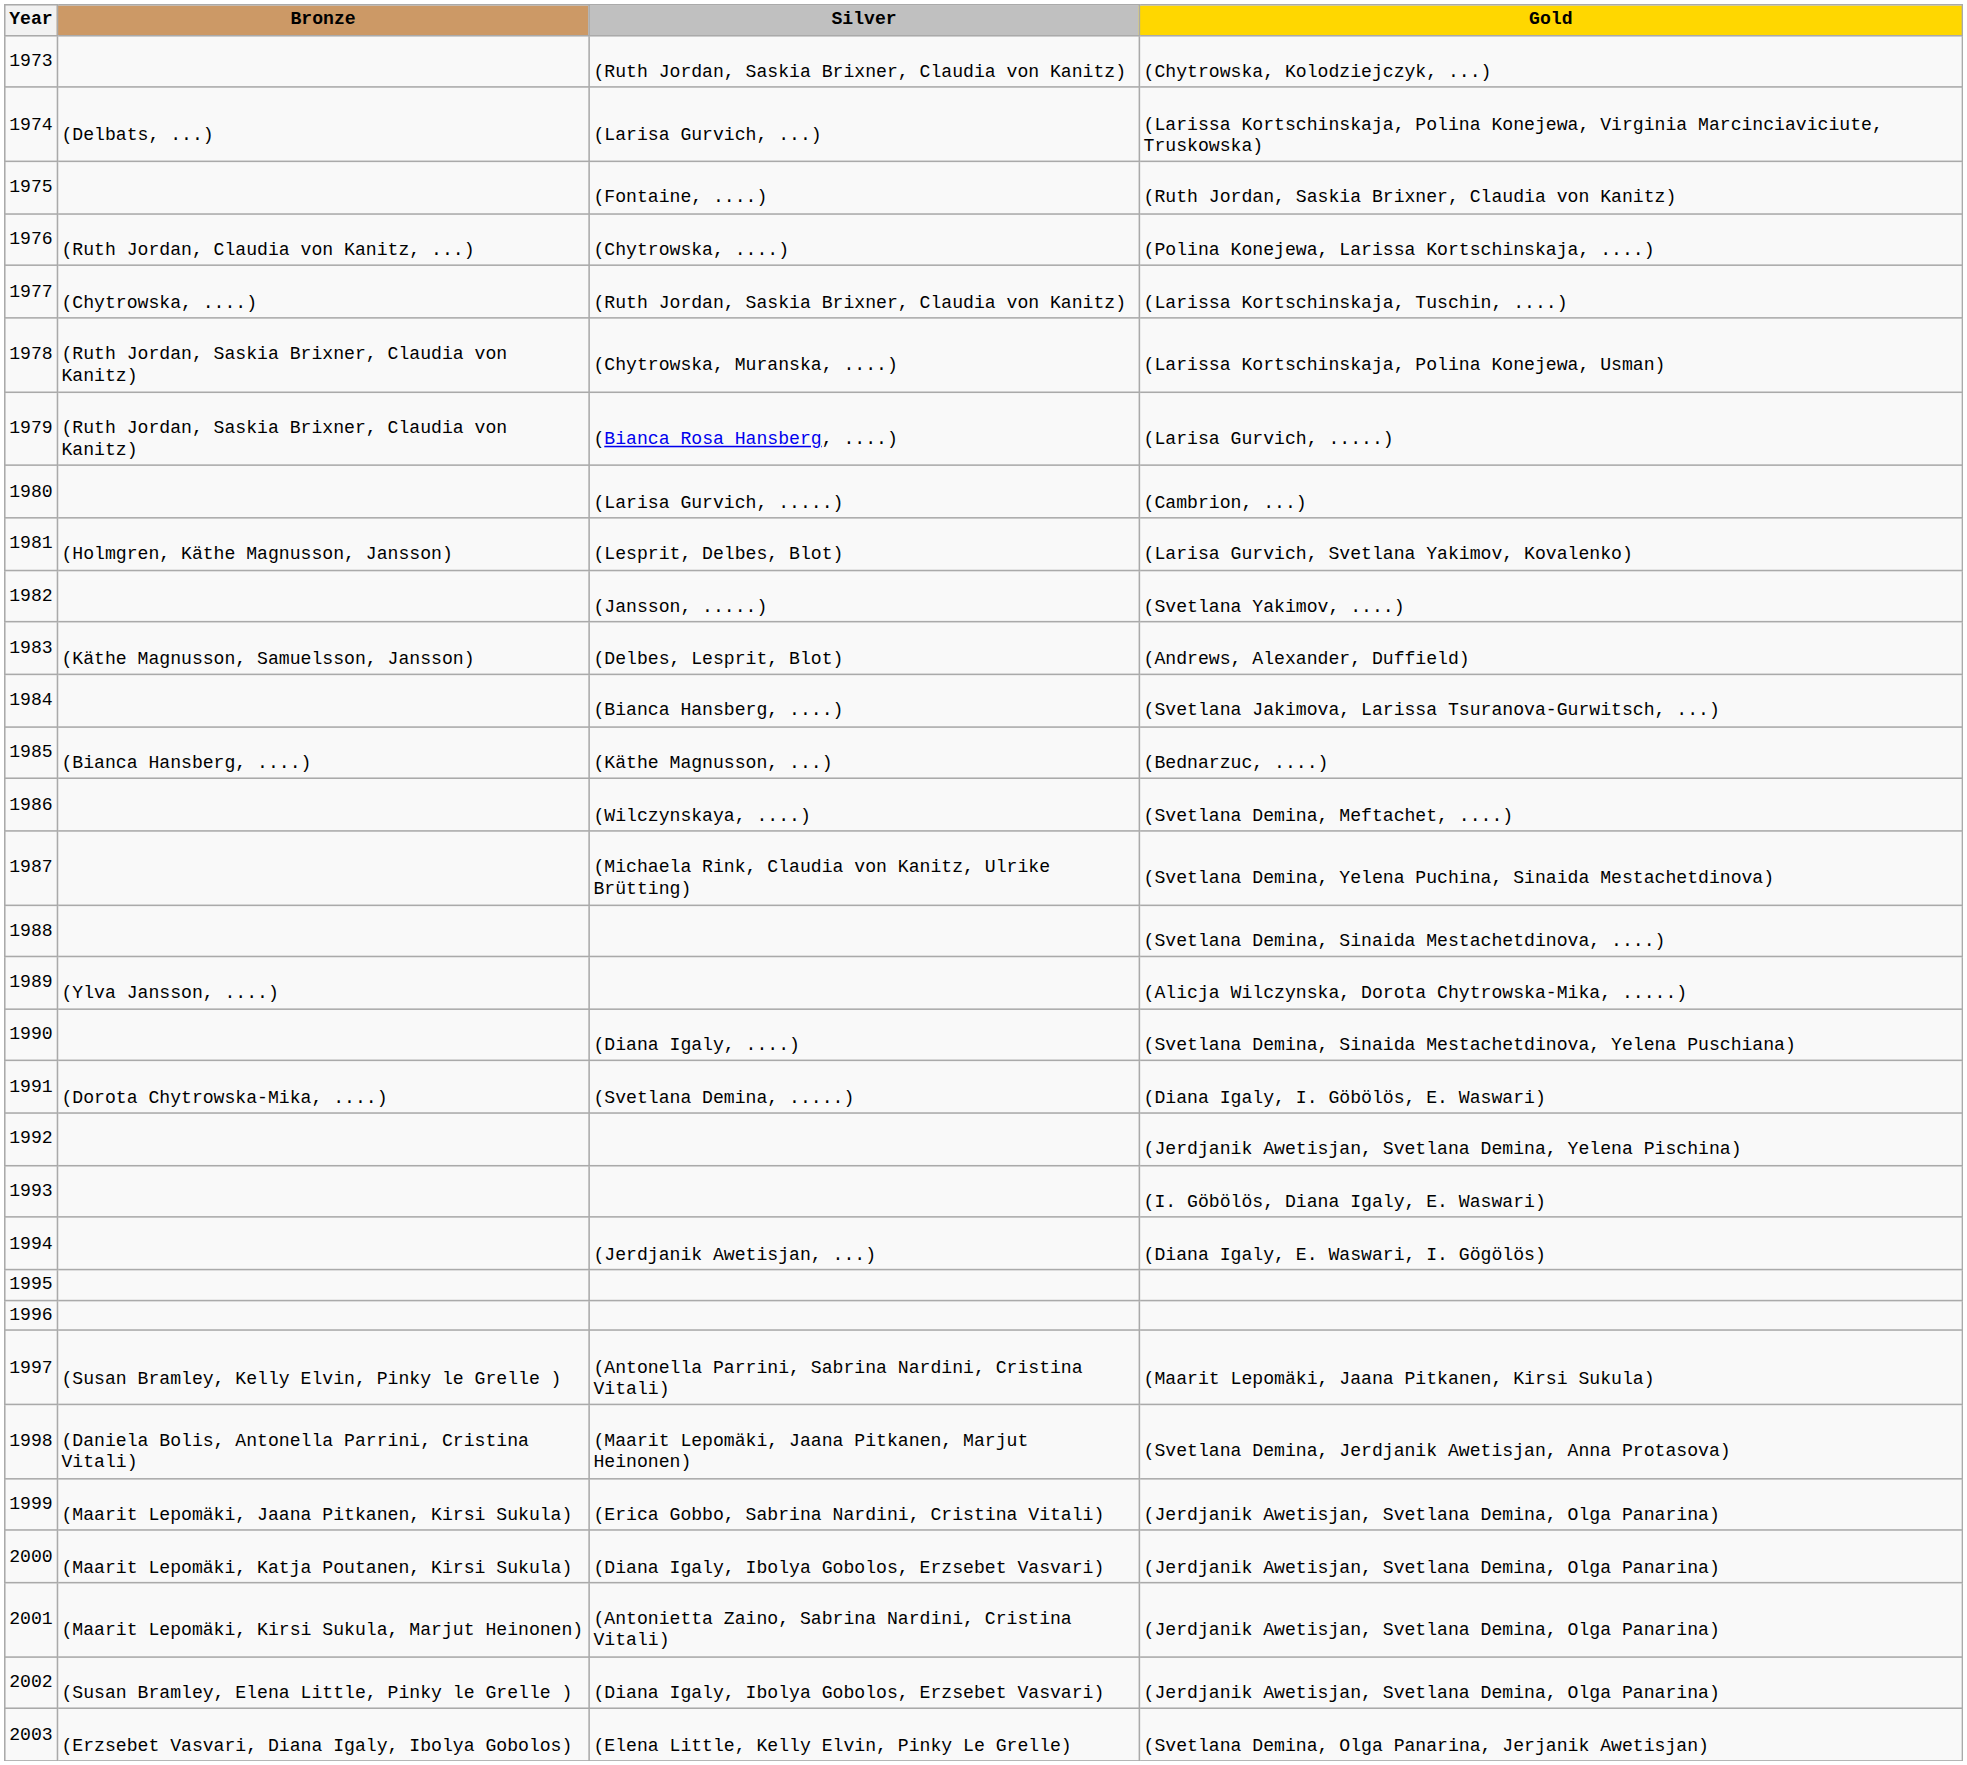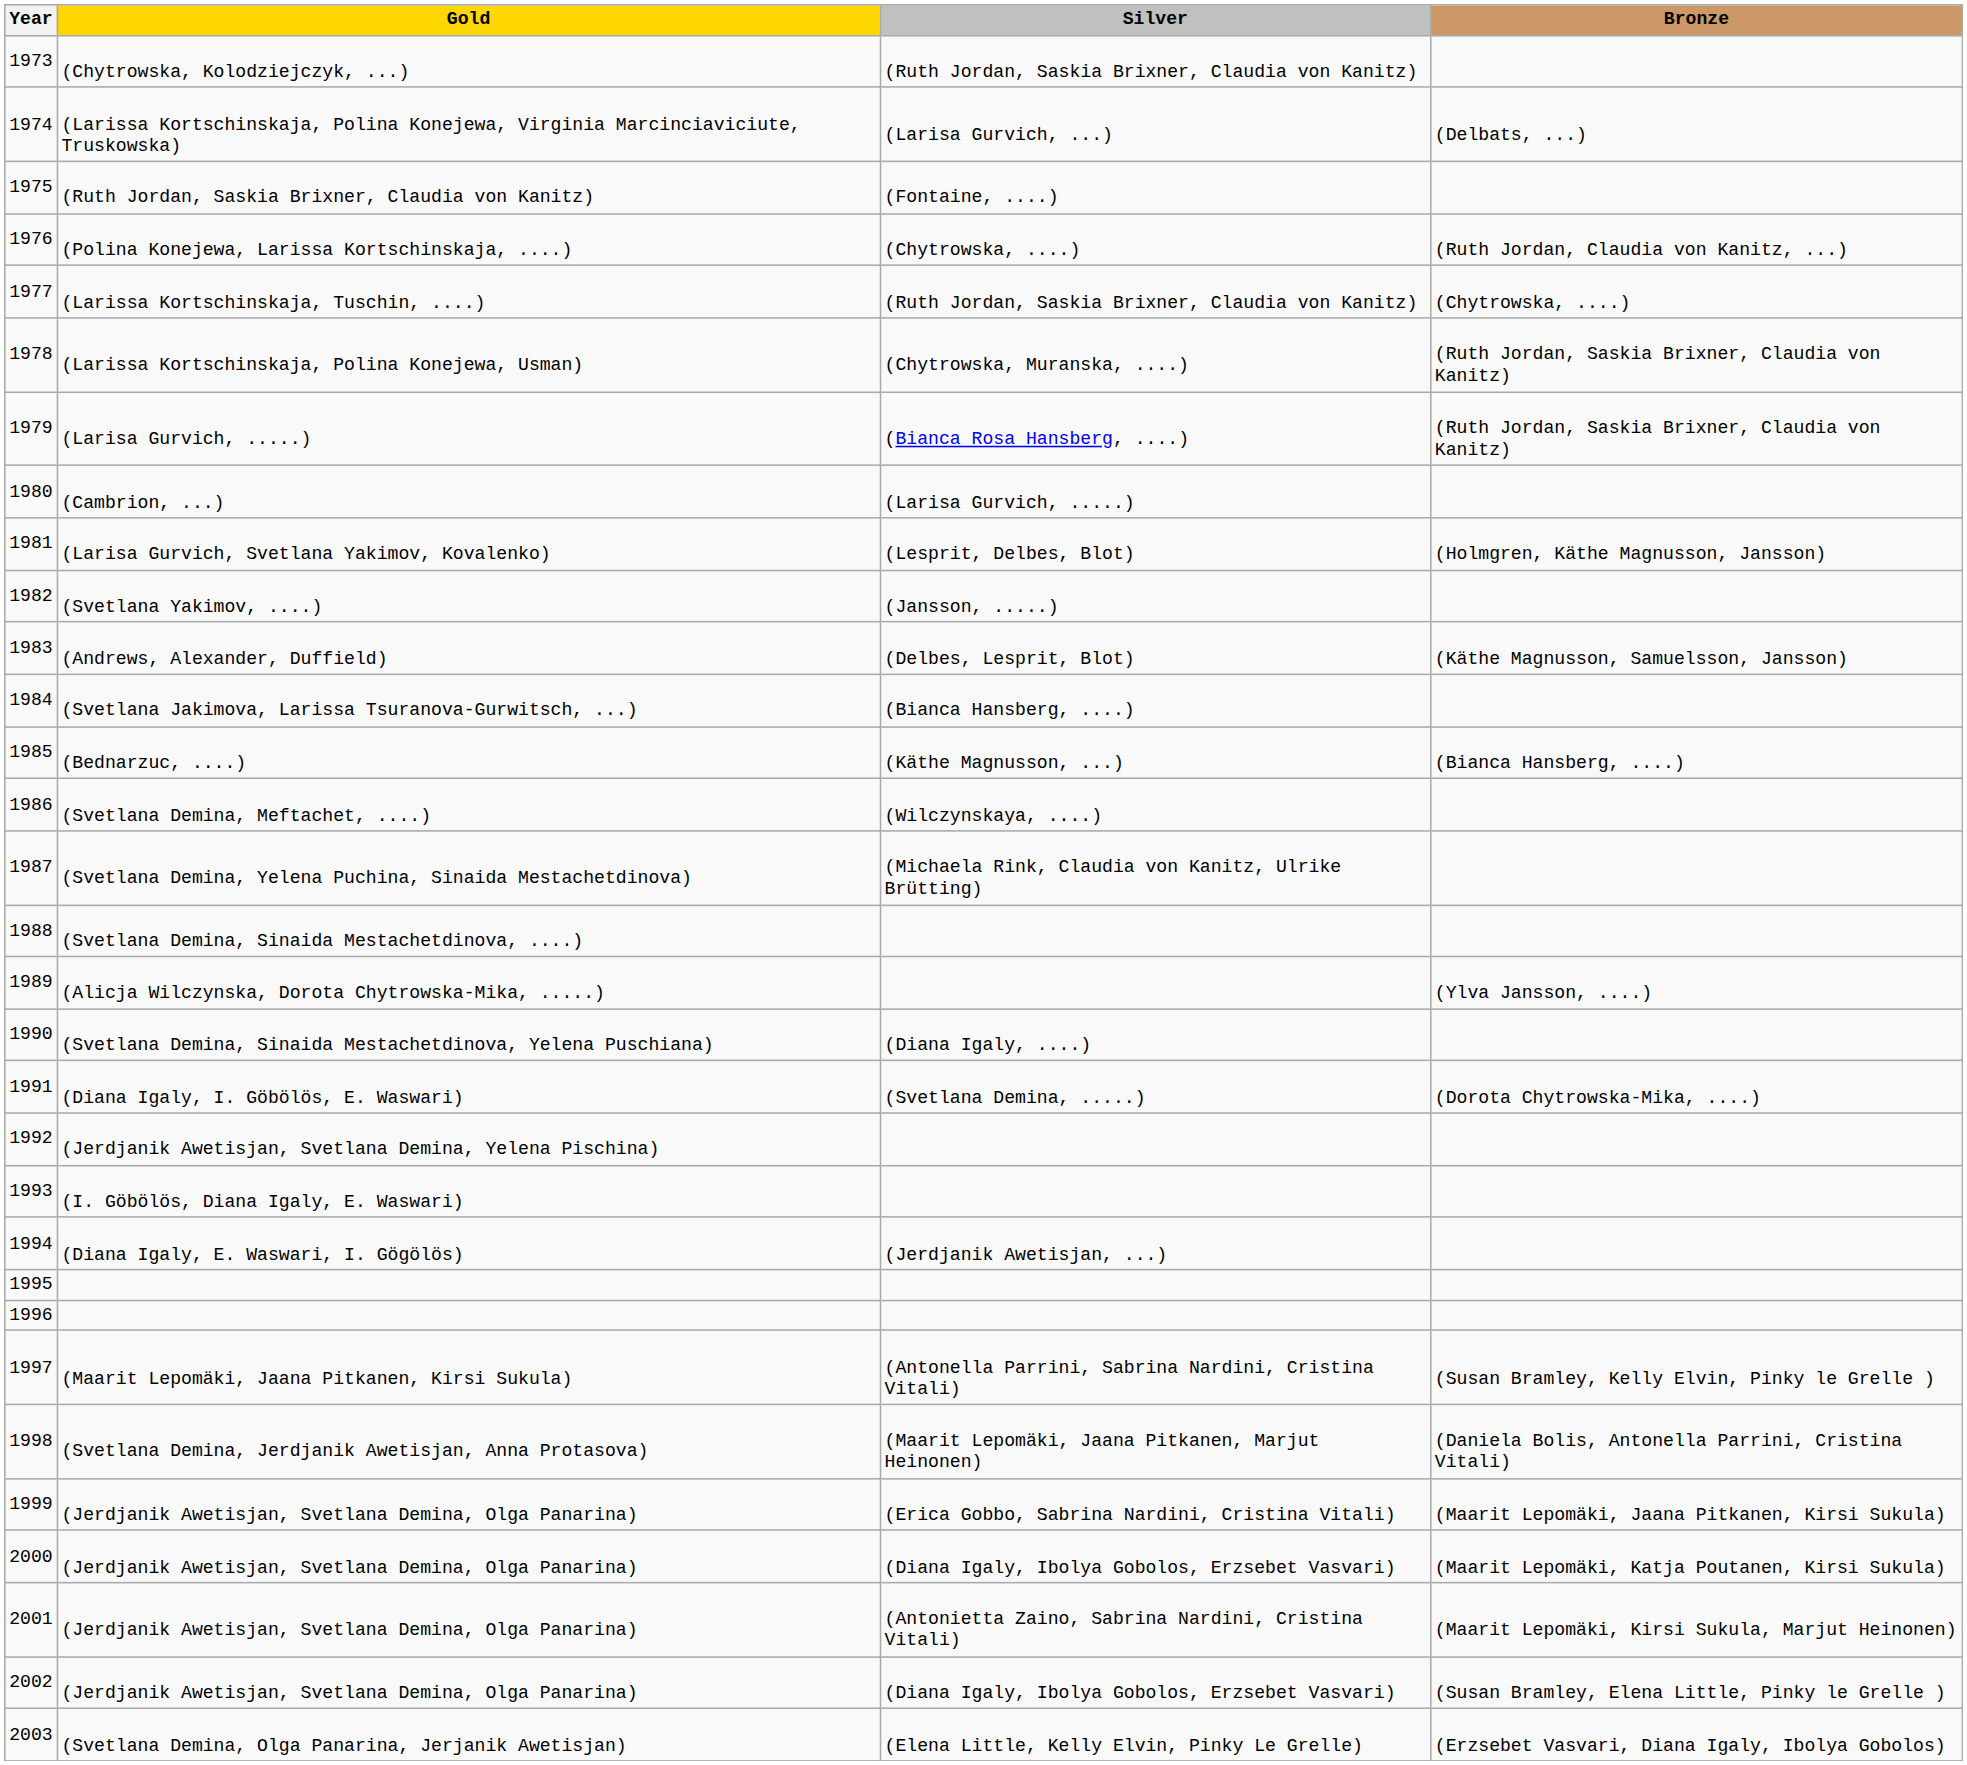columns swapped: (1551, 20) <-> (323, 20)
